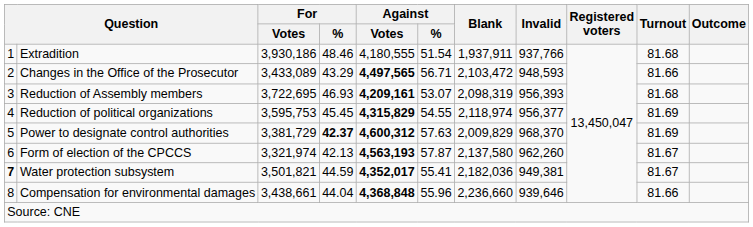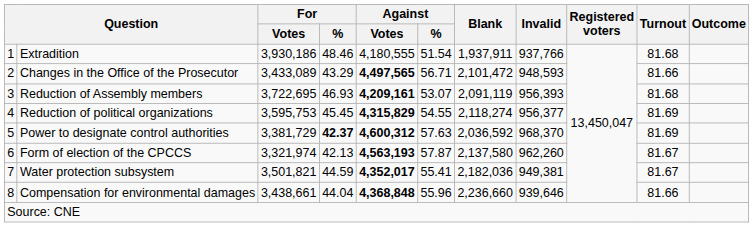(485, 73) 2,103,472 -> (485, 73) 2,101,472
(485, 93) 2,098,319 -> (485, 93) 2,091,119
(485, 113) 2,118,974 -> (485, 113) 2,118,274
(485, 133) 2,009,829 -> (485, 133) 2,036,592
(11, 172) bold -> (11, 172) normal
